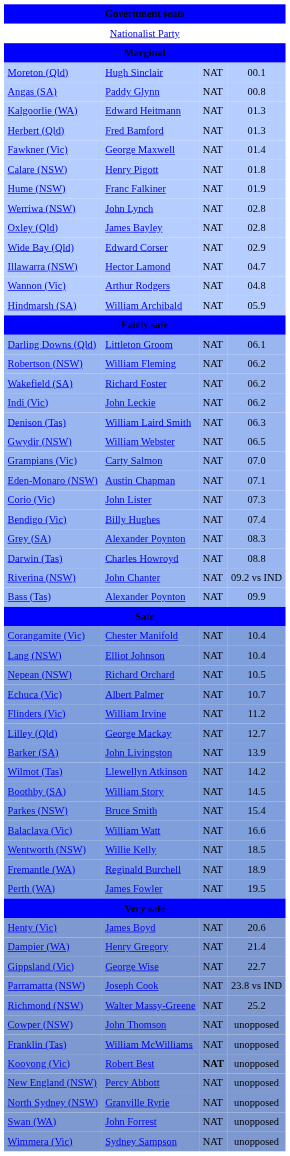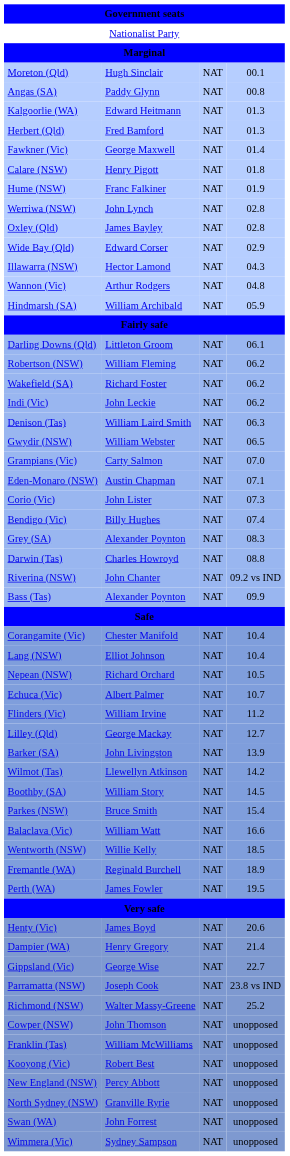(257, 266) 04.7 -> (256, 266) 04.3
(213, 1063) bold -> (213, 1063) normal
